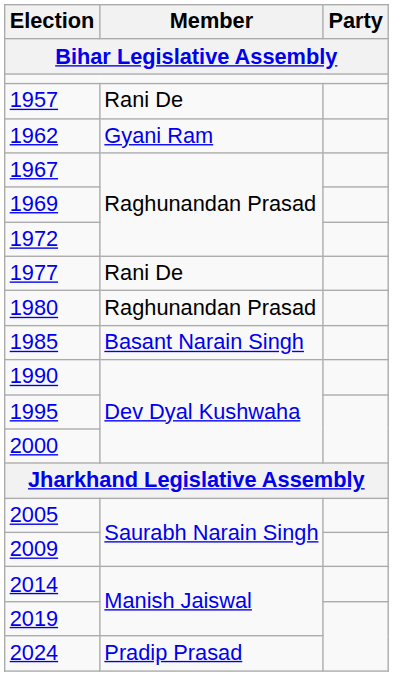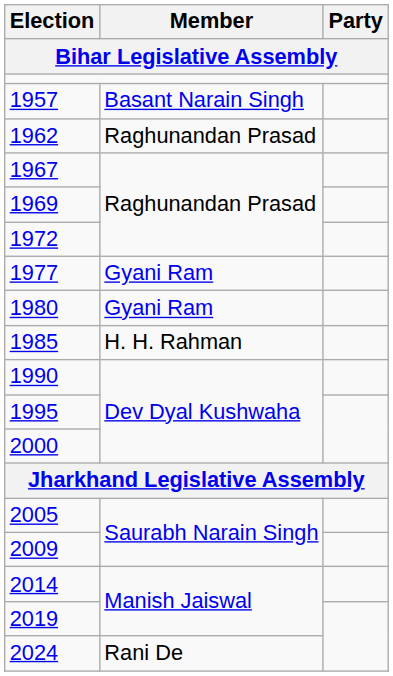(144, 100) Rani De -> (204, 100) Basant Narain Singh
(159, 135) Gyani Ram -> (210, 135) Raghunandan Prasad
(144, 273) Rani De -> (159, 273) Gyani Ram
(210, 307) Raghunandan Prasad -> (159, 307) Gyani Ram
(204, 342) Basant Narain Singh -> (173, 342) H. H. Rahman
(173, 652) Pradip Prasad -> (144, 652) Rani De
